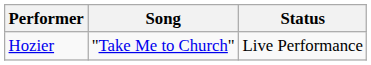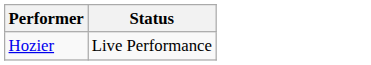- column: (163, 17)
